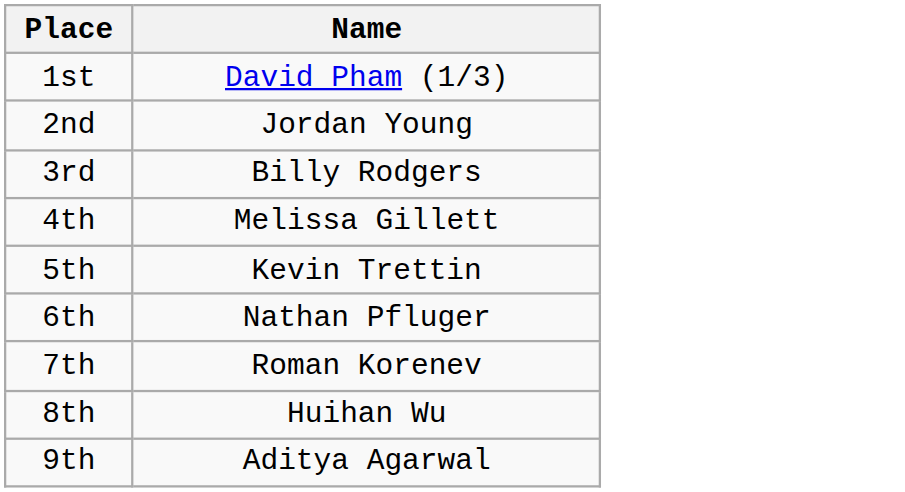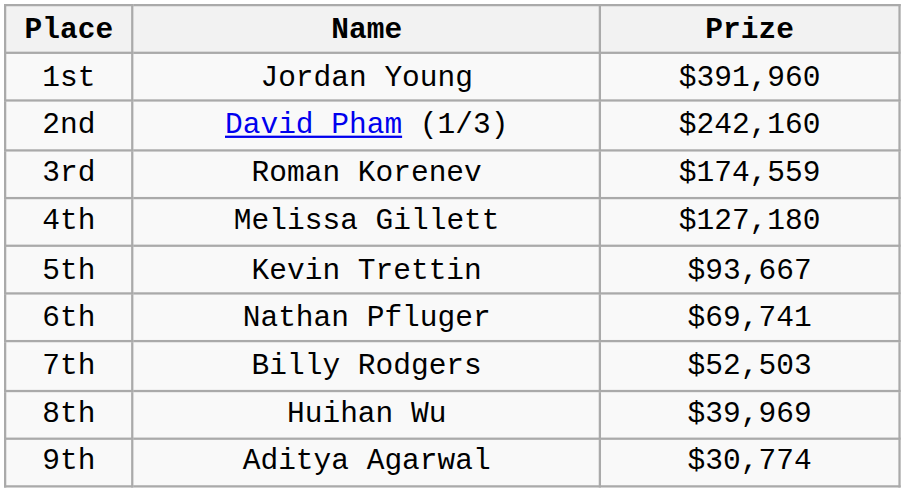+ column: (750, 29)
(367, 77) David Pham (1/3) -> (367, 77) Jordan Young
(367, 125) Jordan Young -> (367, 125) David Pham (1/3)
(367, 173) Billy Rodgers -> (367, 173) Roman Korenev
(367, 366) Roman Korenev -> (367, 366) Billy Rodgers
